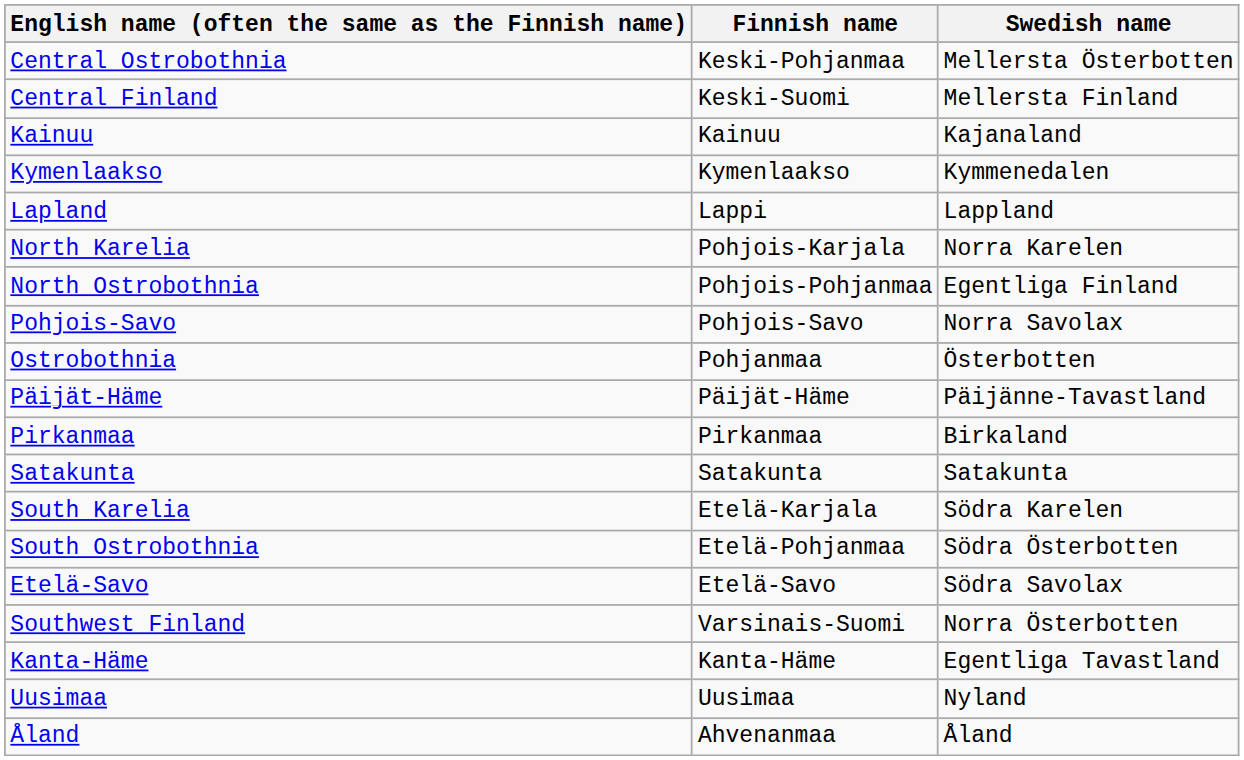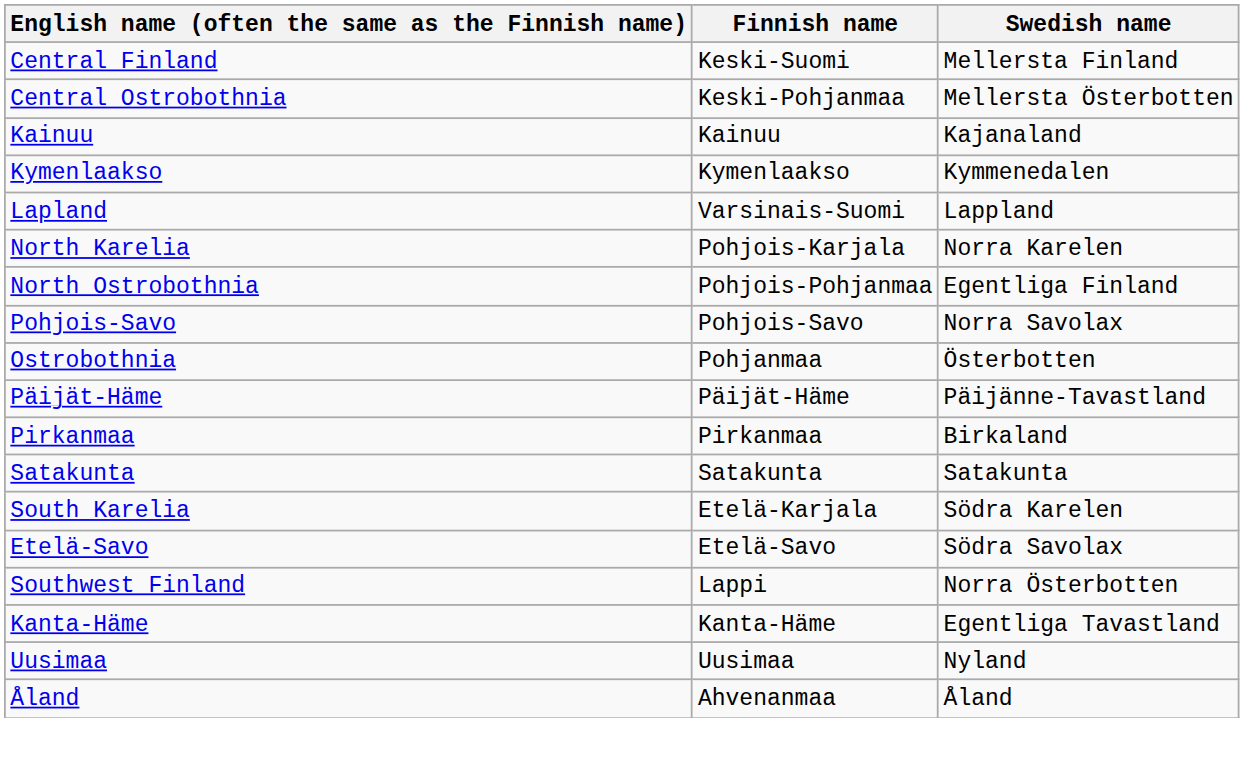rows swapped: (114, 99) <-> (148, 61)
(732, 211) Lappi -> (801, 211) Varsinais-Suomi
- row: (135, 549)
(801, 624) Varsinais-Suomi -> (732, 586) Lappi
